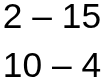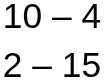rows swapped: (52, 16) <-> (52, 65)
